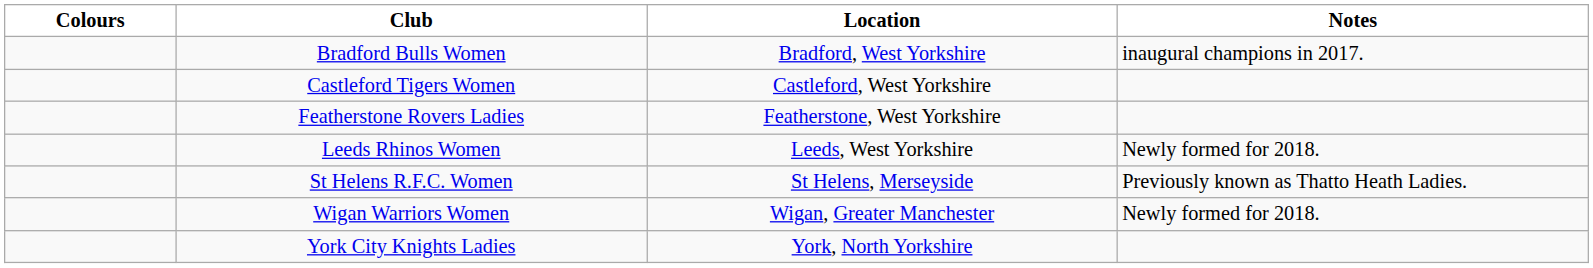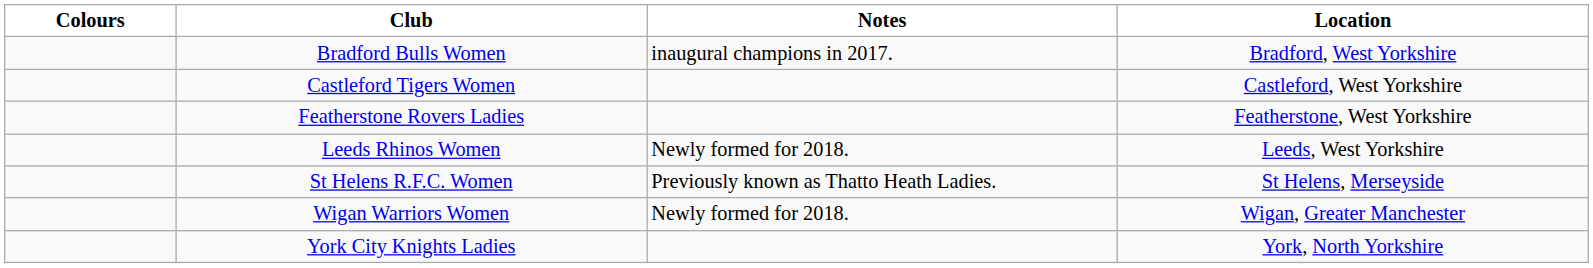columns swapped: (882, 20) <-> (1353, 20)
